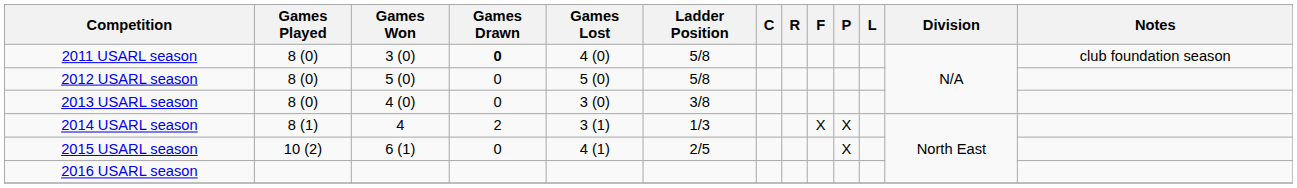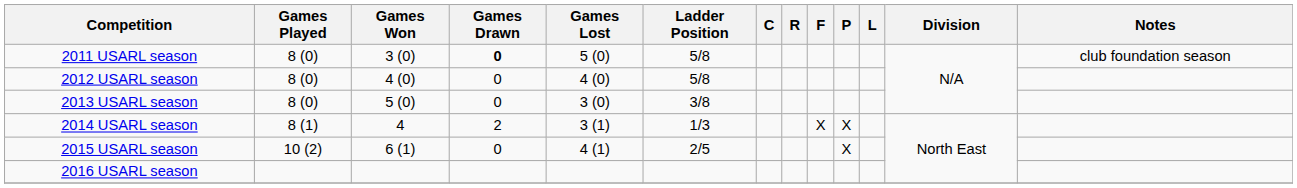(595, 56) 4 (0) -> (595, 56) 5 (0)
(400, 79) 5 (0) -> (400, 79) 4 (0)
(595, 79) 5 (0) -> (595, 79) 4 (0)
(400, 102) 4 (0) -> (400, 102) 5 (0)
